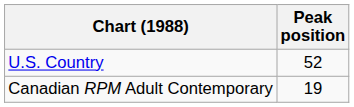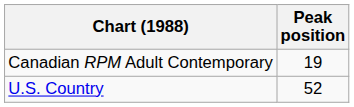rows swapped: (141, 89) <-> (56, 62)
